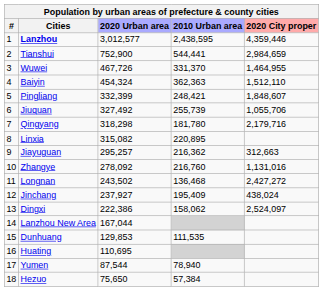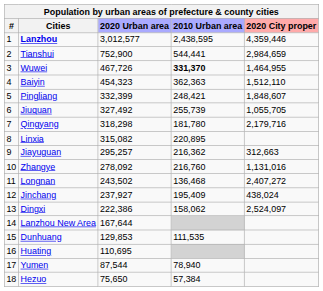(189, 68) normal -> (189, 68) bold
(116, 82) 454,324 -> (116, 82) 454,323
(266, 110) 1,055,706 -> (266, 110) 1,055,705
(266, 181) 2,427,272 -> (266, 181) 2,407,272
(116, 223) 167,044 -> (116, 223) 167,644
